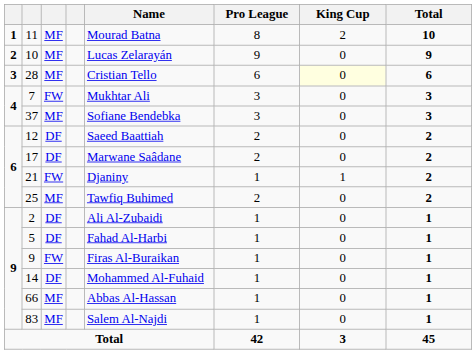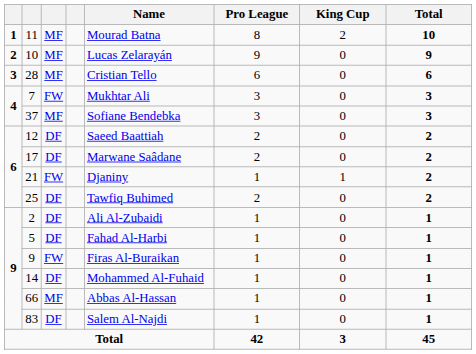(343, 75) lightyellow background -> (343, 75) no background
(54, 197) MF -> (54, 197) DF
(54, 319) MF -> (54, 319) DF
